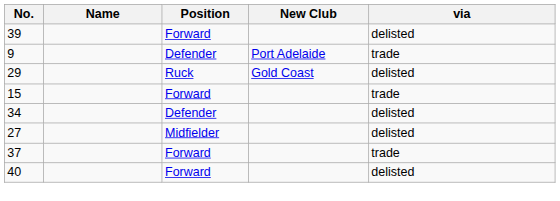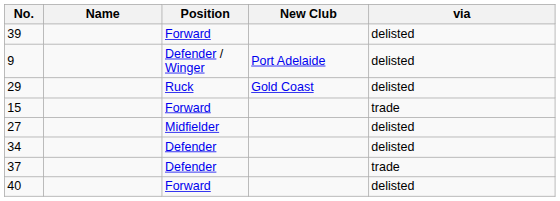(191, 53) Defender -> (194, 61) Defender / Winger
(386, 53) trade -> (393, 61) delisted
rows swapped: (14, 133) <-> (14, 113)
(188, 152) Forward -> (191, 166) Defender
